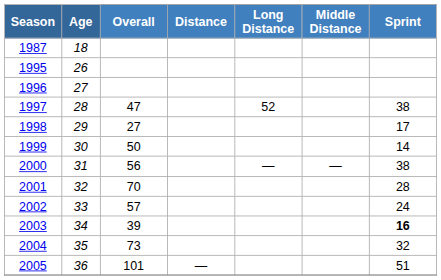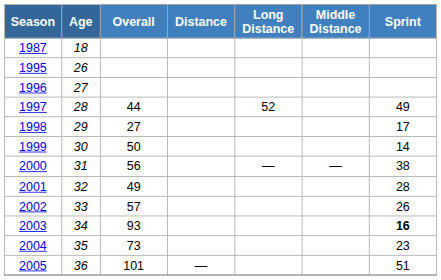(134, 107) 47 -> (134, 107) 44
(403, 107) 38 -> (403, 107) 49
(134, 186) 70 -> (134, 186) 49
(403, 206) 24 -> (403, 206) 26
(134, 226) 39 -> (134, 226) 93
(403, 245) 32 -> (403, 245) 23
